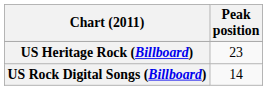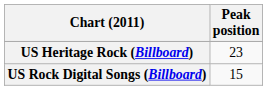(236, 74) 14 -> (236, 74) 15
